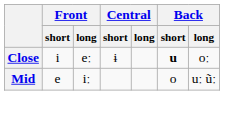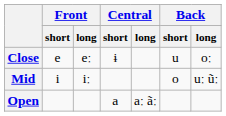(58, 57) i -> (58, 57) e
(173, 57) bold -> (175, 57) normal
(58, 79) e -> (58, 79) i
+ row: (23, 100)
